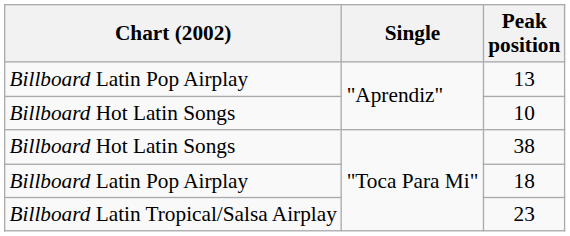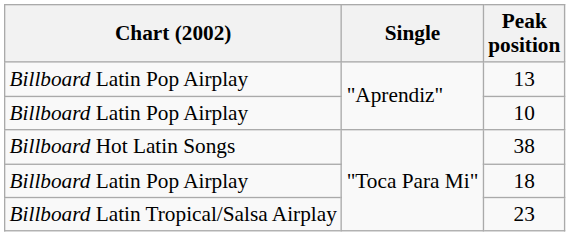(122, 112) Billboard Hot Latin Songs -> (129, 112) Billboard Latin Pop Airplay
